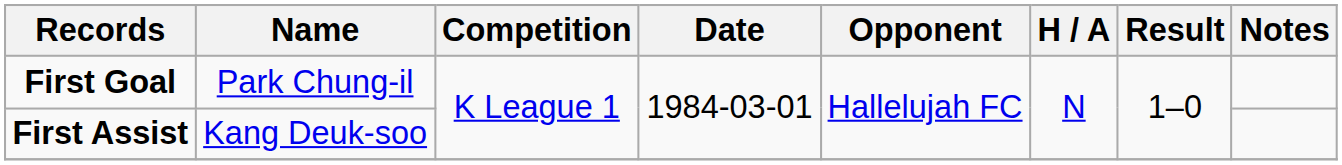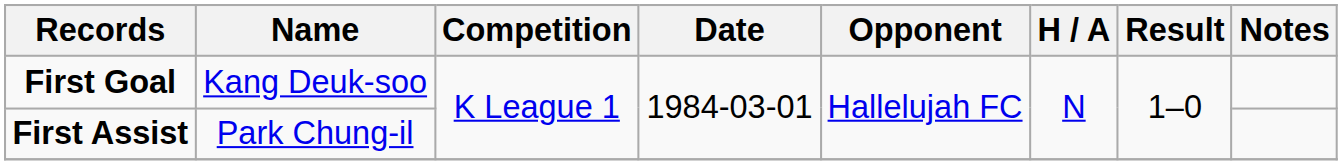(315, 81) Park Chung-il -> (315, 81) Kang Deuk-soo
(315, 133) Kang Deuk-soo -> (315, 133) Park Chung-il
